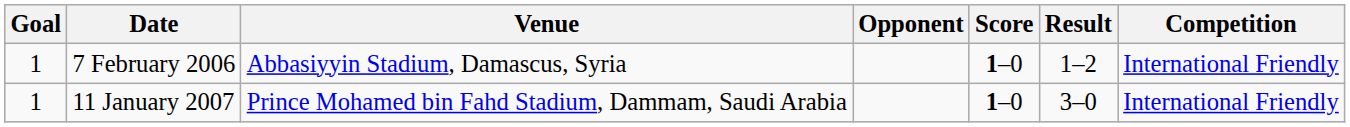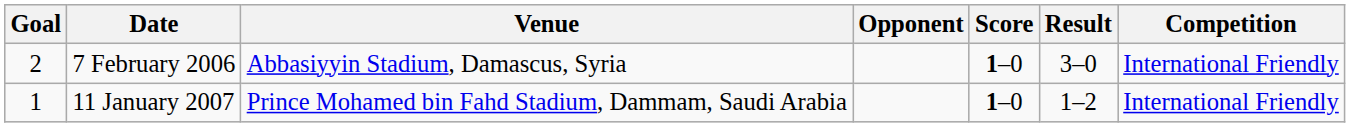(36, 63) 1 -> (36, 63) 2
(1078, 63) 1–2 -> (1078, 63) 3–0
(1078, 102) 3–0 -> (1078, 102) 1–2
